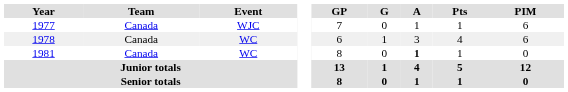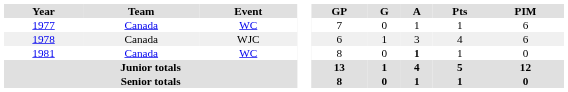(248, 25) WJC -> (248, 25) WC
(248, 39) WC -> (248, 39) WJC
